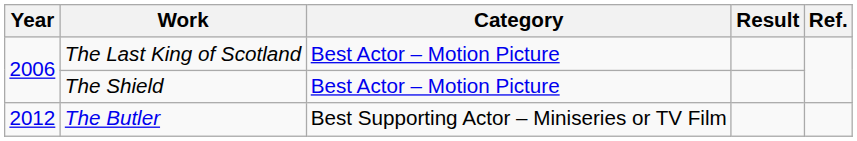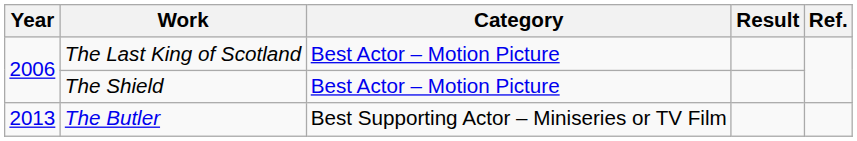(32, 119) 2012 -> (32, 119) 2013
